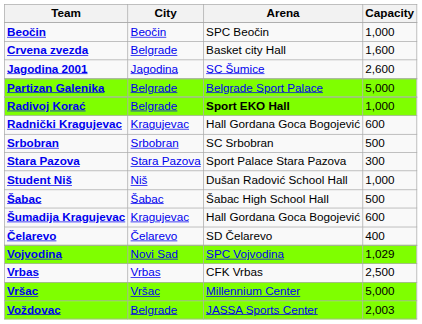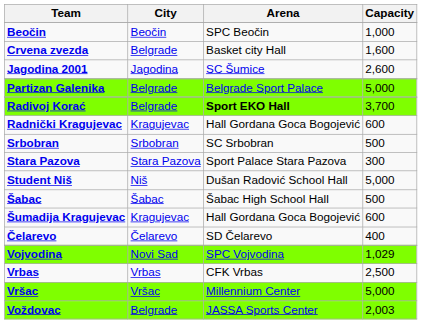(380, 106) 1,000 -> (380, 106) 3,700
(380, 180) 1,000 -> (380, 180) 5,000
